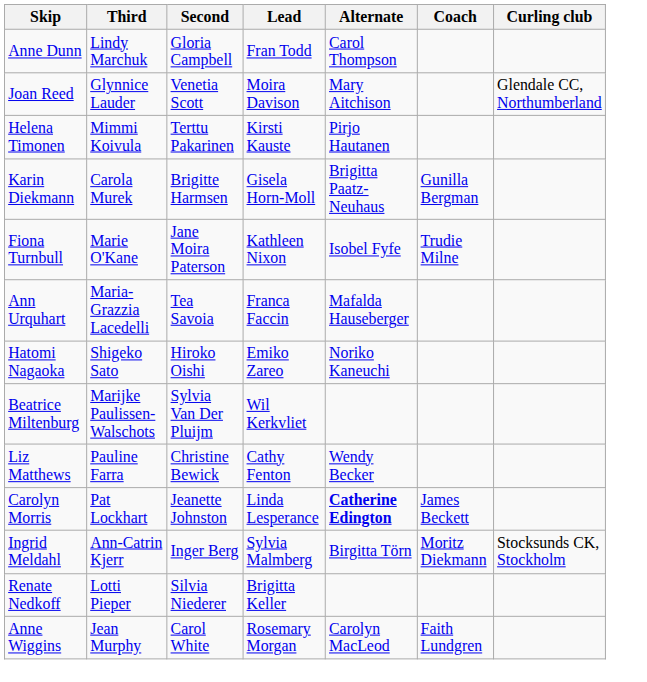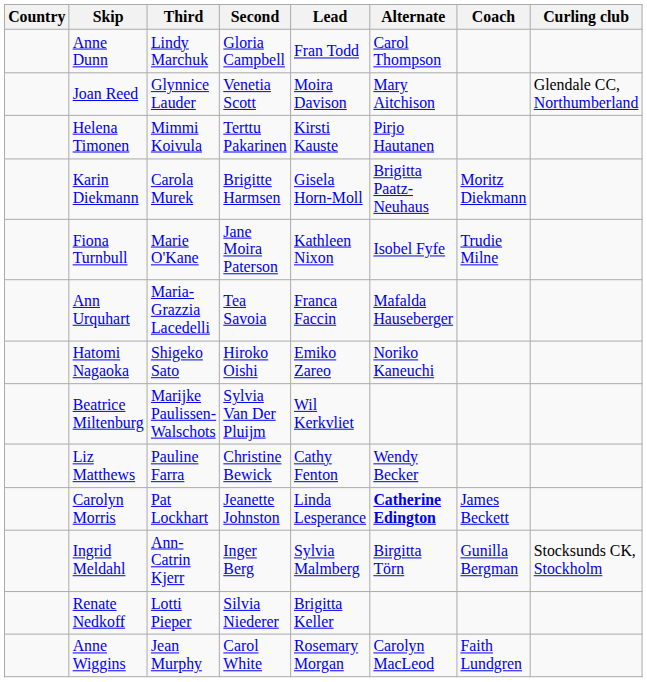+ column: (37, 17)
(449, 188) Gunilla Bergman -> (493, 188) Moritz Diekmann
(454, 551) Moritz Diekmann -> (489, 560) Gunilla Bergman
